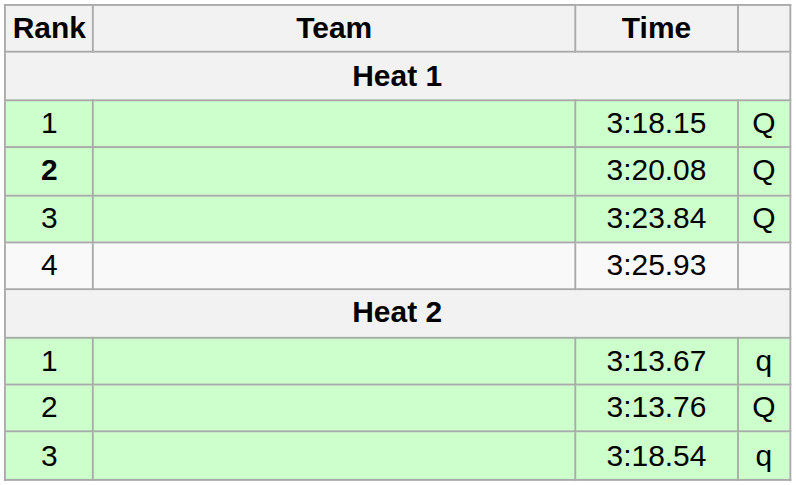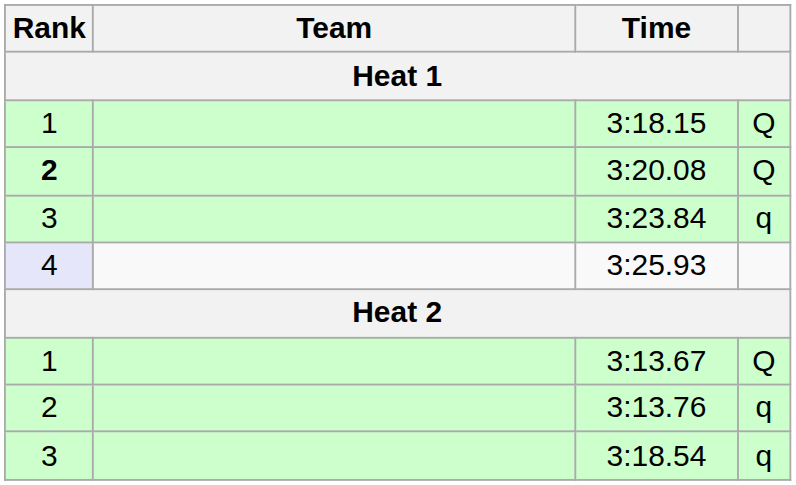(764, 218) Q -> (764, 218) q
(49, 265) no background -> (49, 265) lavender background
(764, 360) q -> (764, 360) Q
(764, 407) Q -> (764, 407) q
